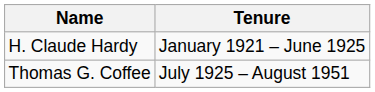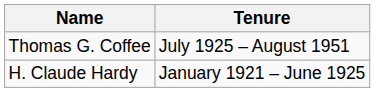rows swapped: (73, 45) <-> (80, 73)
